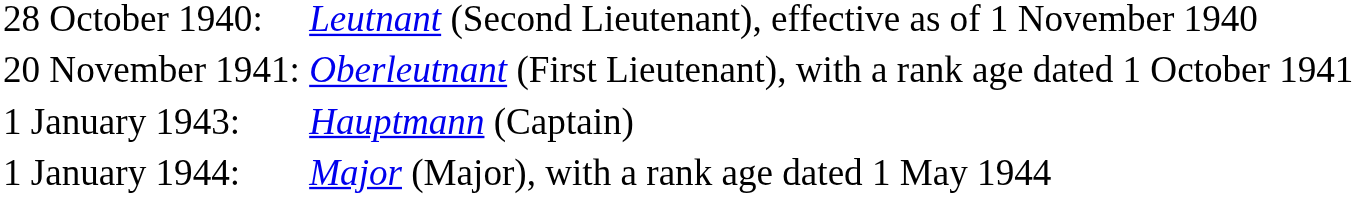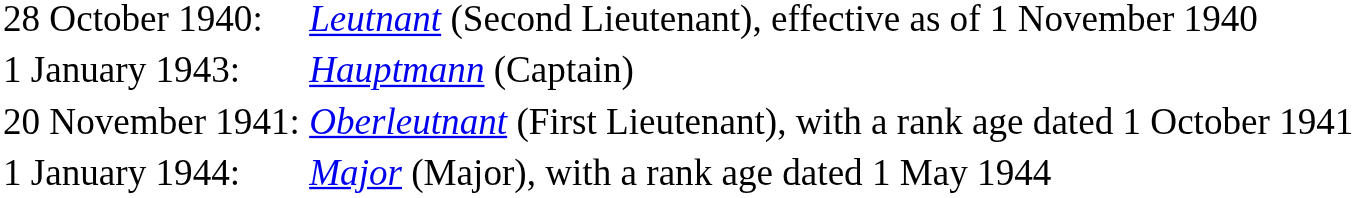rows swapped: (151, 70) <-> (122, 121)
